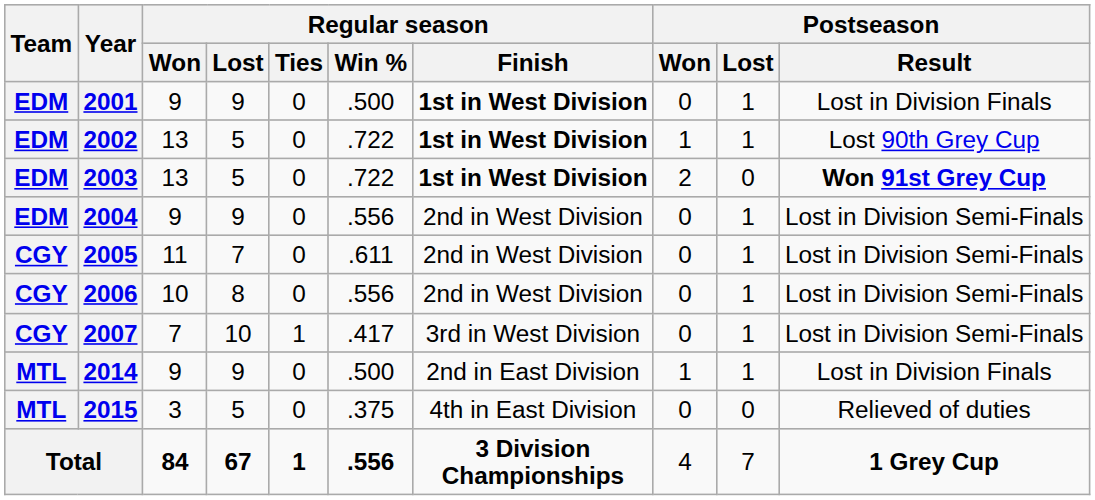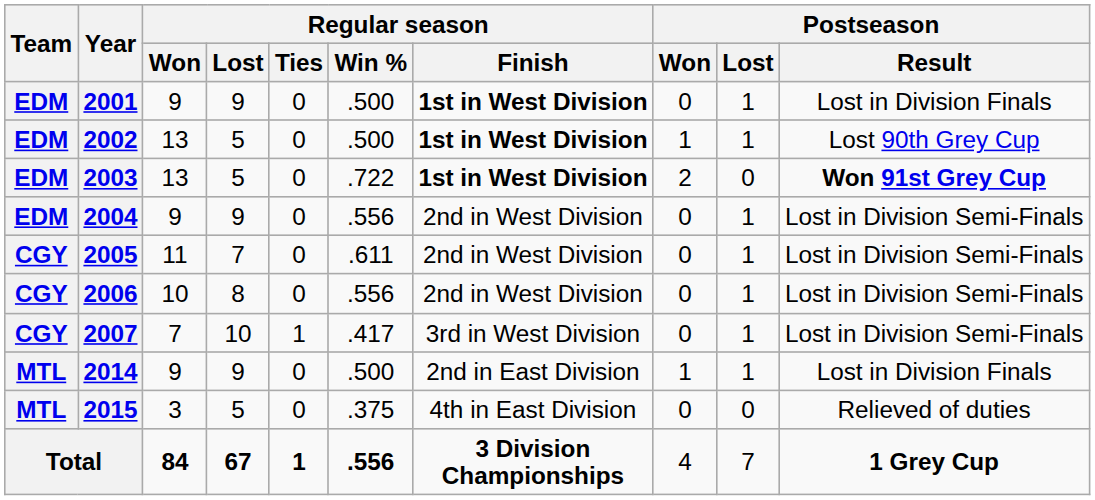(371, 140) .722 -> (371, 140) .500
